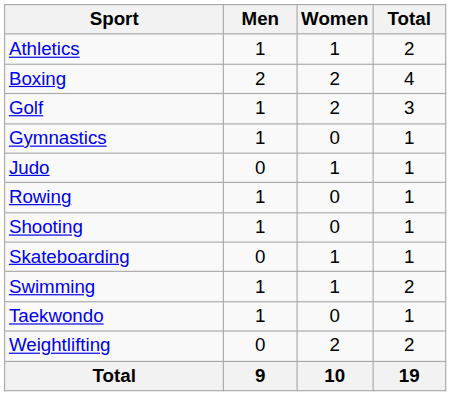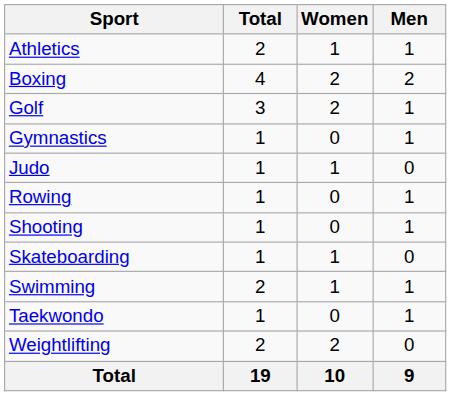columns swapped: (260, 19) <-> (409, 19)
